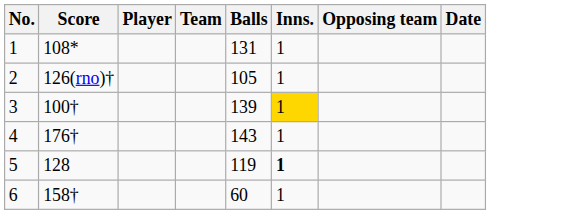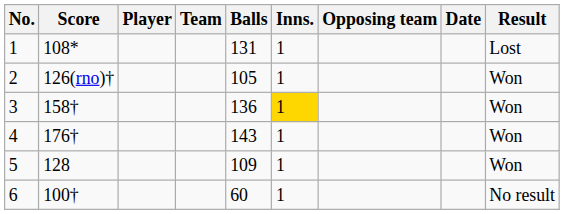+ column: (522, 19)
(61, 107) 100† -> (61, 107) 158†
(243, 107) 139 -> (243, 107) 136
(243, 165) 119 -> (243, 165) 109
(280, 165) bold -> (280, 165) normal
(61, 195) 158† -> (61, 195) 100†
